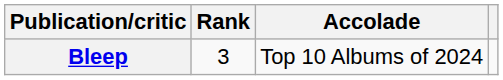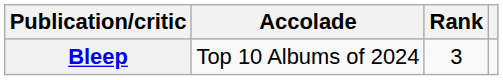columns swapped: (372, 21) <-> (223, 21)
